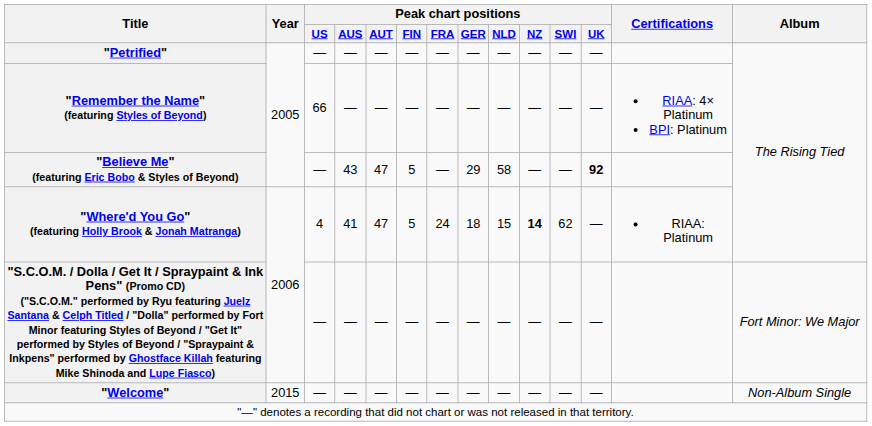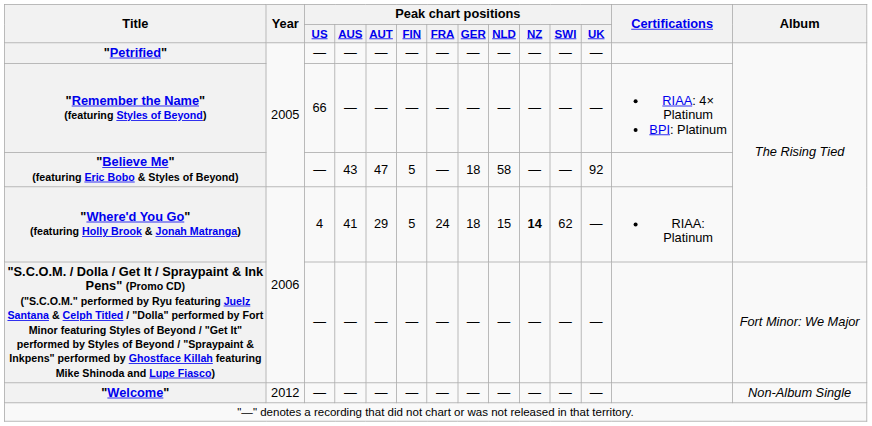(473, 169) 29 -> (473, 169) 18
(596, 169) bold -> (596, 169) normal
(381, 224) 47 -> (381, 224) 29
(285, 393) 2015 -> (285, 393) 2012
